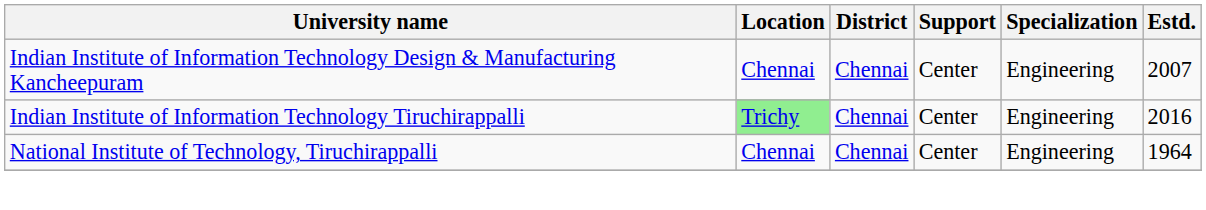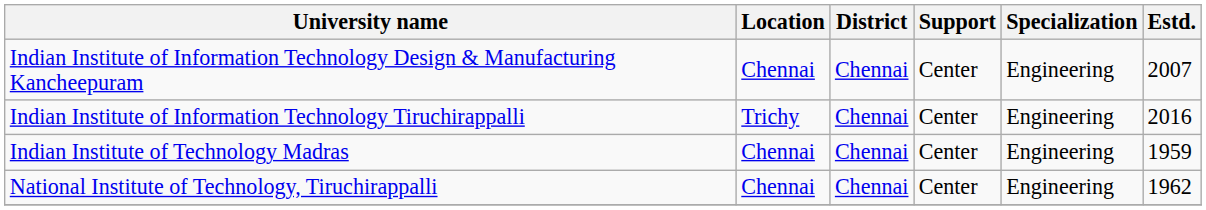(770, 116) lightgreen background -> (770, 116) no background
+ row: (179, 151)
(1170, 151) 1964 -> (1170, 186) 1962
